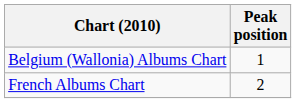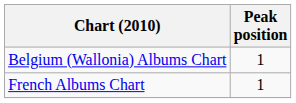(261, 85) 2 -> (261, 85) 1
